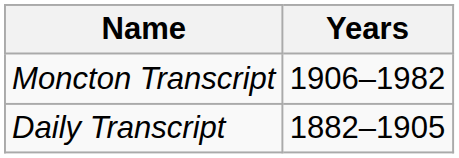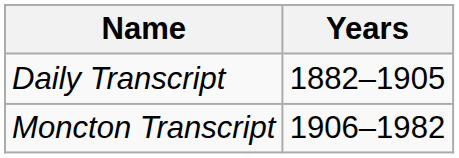rows swapped: (119, 127) <-> (144, 78)
